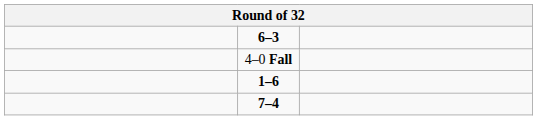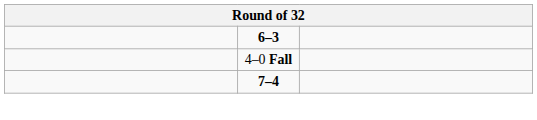- row: (268, 81)
